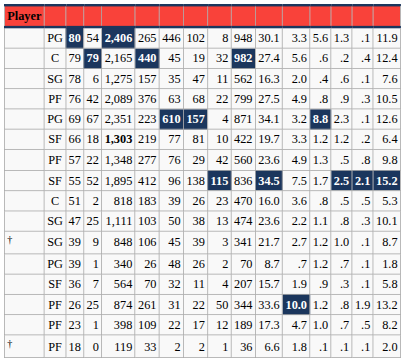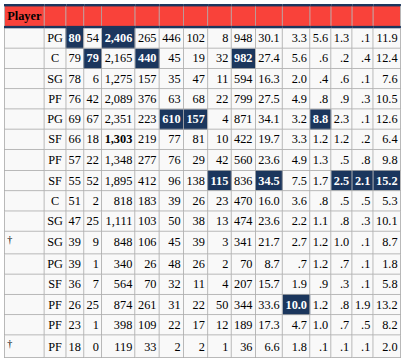(243, 78) 562 -> (243, 78) 594
